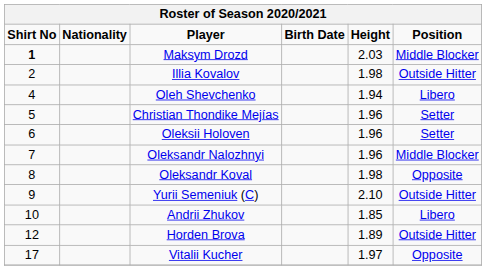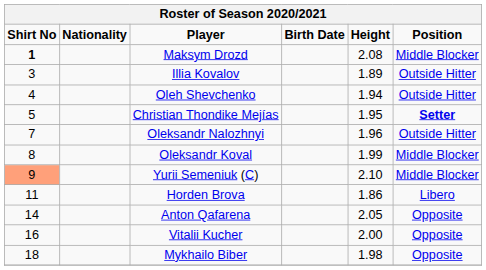(370, 54) 2.03 -> (370, 54) 2.08
(32, 74) 2 -> (32, 74) 3
(370, 74) 1.98 -> (370, 74) 1.89
(437, 94) Libero -> (437, 94) Οutside Hitter
(370, 114) 1.96 -> (370, 114) 1.95
(437, 114) normal -> (437, 114) bold
- row: (206, 134)
(437, 154) Middle Blocker -> (437, 134) Οutside Hitter
(370, 174) 1.98 -> (370, 154) 1.99
(437, 174) Οpposite -> (437, 154) Middle Blocker
(32, 194) no background -> (32, 174) lightsalmon background
(437, 194) Οutside Hitter -> (437, 174) Middle Blocker
- row: (206, 214)
(32, 235) 12 -> (32, 194) 11
(370, 235) 1.89 -> (370, 194) 1.86
(437, 235) Οutside Hitter -> (437, 194) Libero
+ row: (206, 214)
(32, 255) 17 -> (32, 235) 16
(370, 255) 1.97 -> (370, 235) 2.00
+ row: (206, 255)
